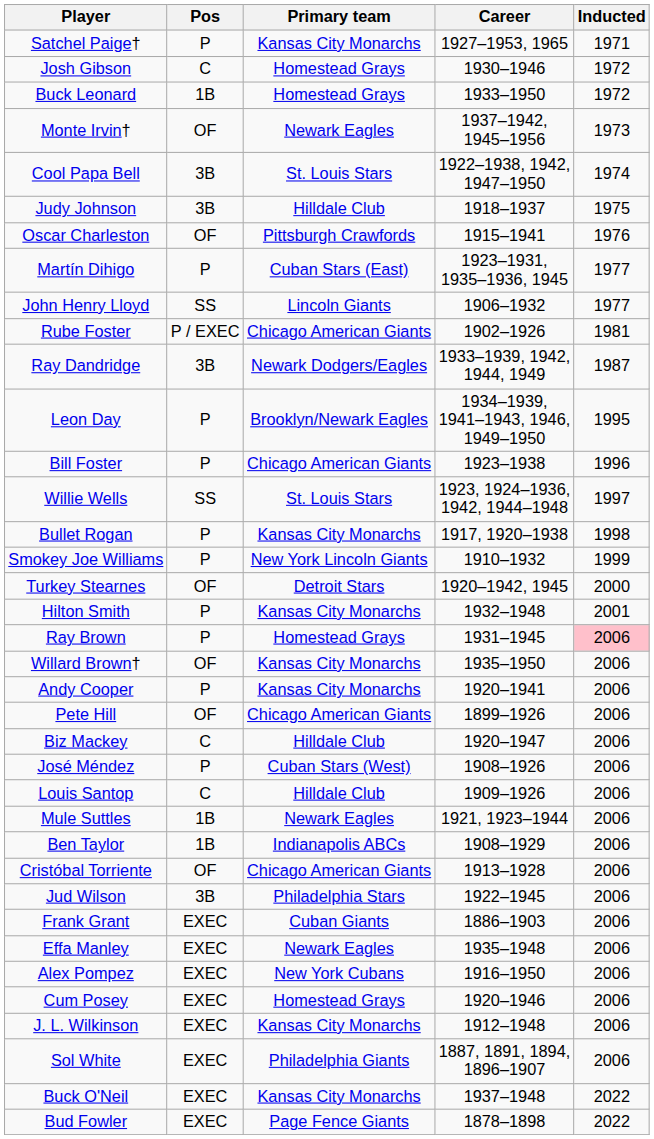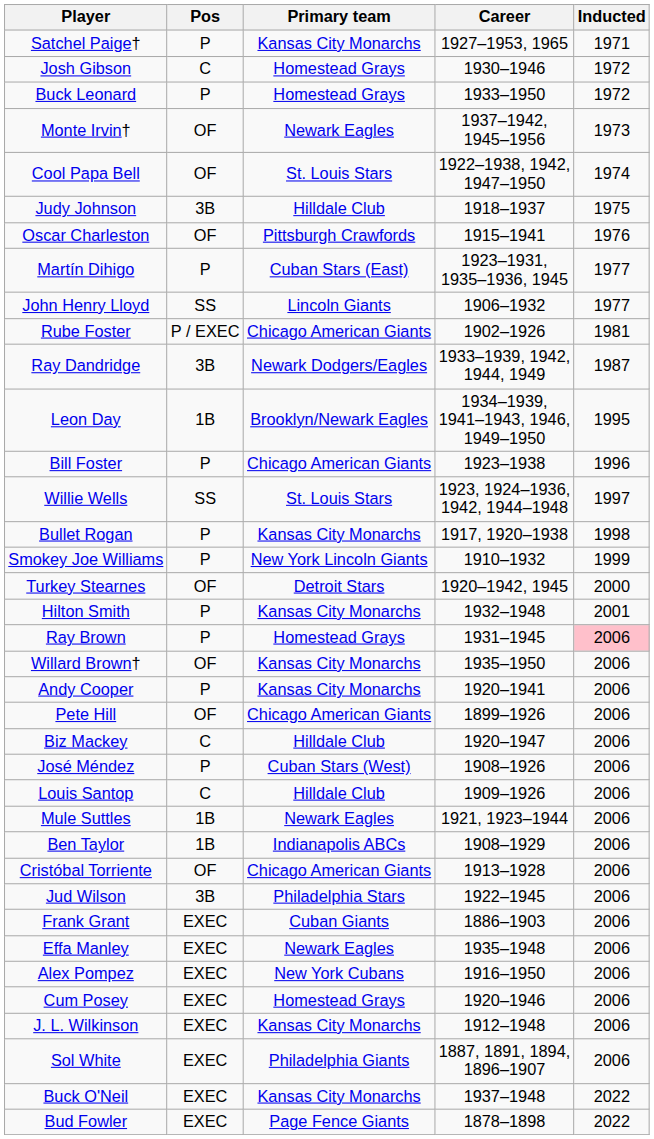(205, 95) 1B -> (205, 95) P
(205, 174) 3B -> (205, 174) OF
(205, 419) P -> (205, 419) 1B
